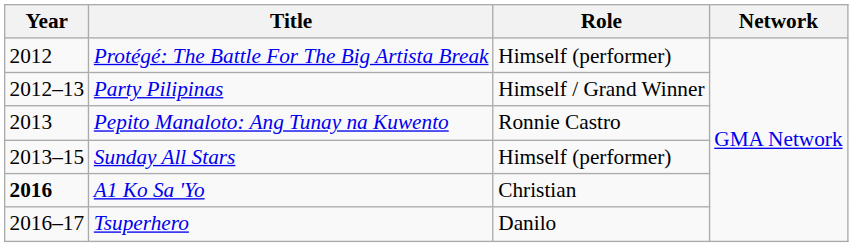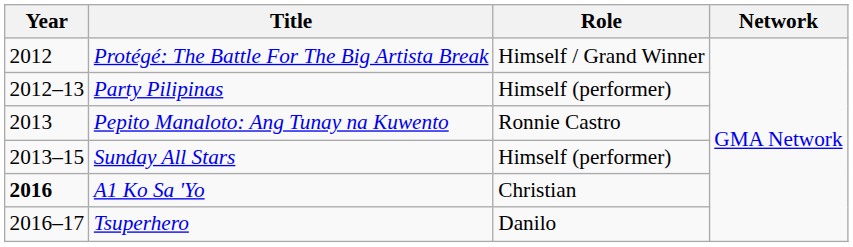(585, 55) Himself (performer) -> (601, 55) Himself / Grand Winner
(601, 88) Himself / Grand Winner -> (585, 88) Himself (performer)
